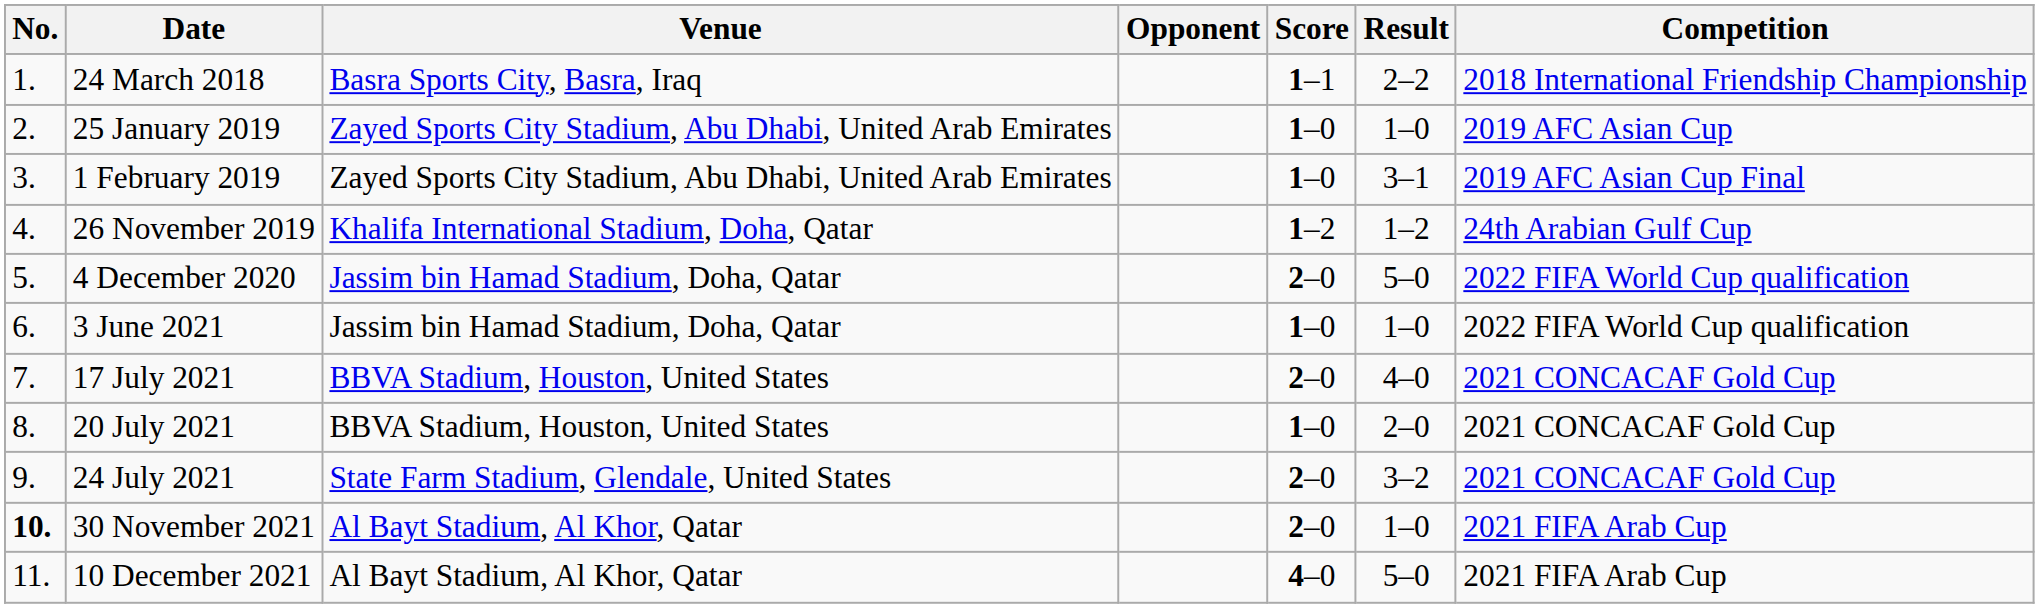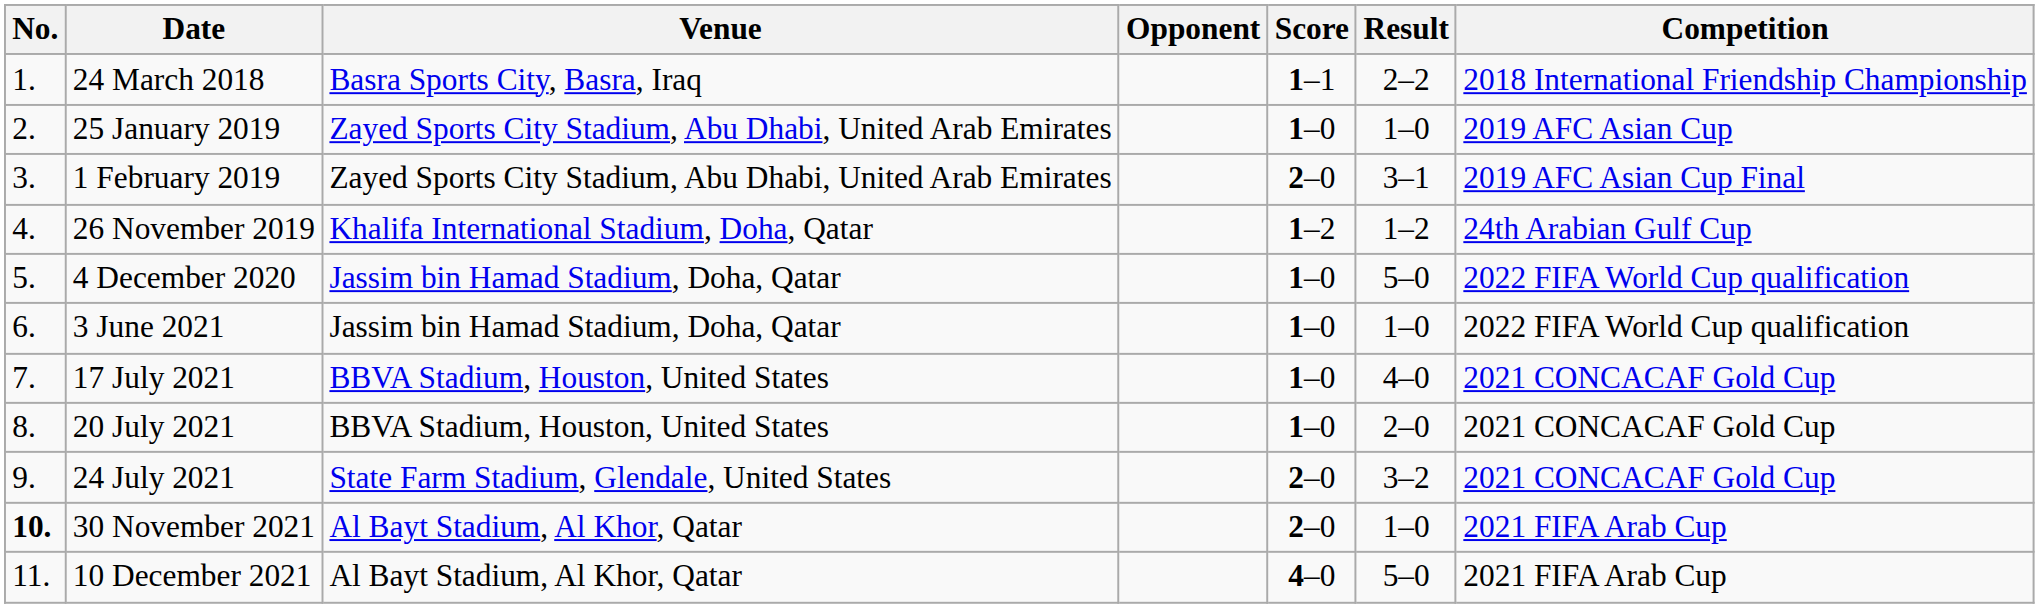(1312, 178) 1–0 -> (1312, 178) 2–0
(1312, 278) 2–0 -> (1312, 278) 1–0
(1312, 377) 2–0 -> (1312, 377) 1–0
